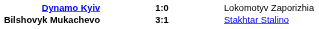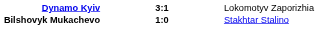(162, 7) 1:0 -> (162, 7) 3:1
(162, 19) 3:1 -> (162, 19) 1:0
